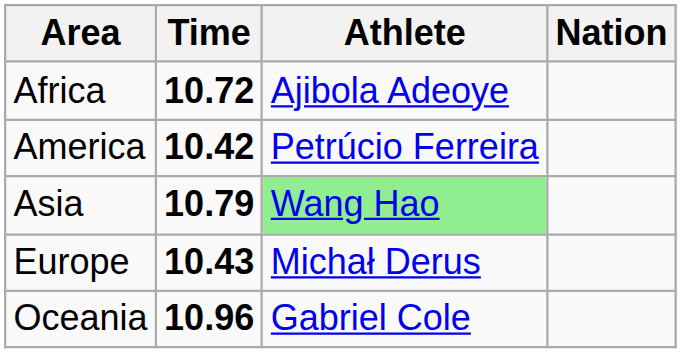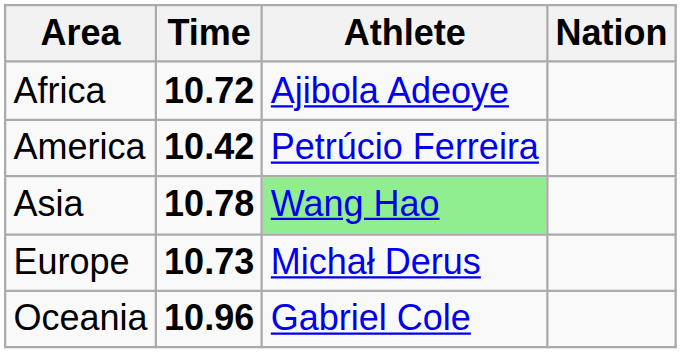(209, 204) 10.79 -> (209, 204) 10.78
(209, 261) 10.43 -> (209, 261) 10.73
